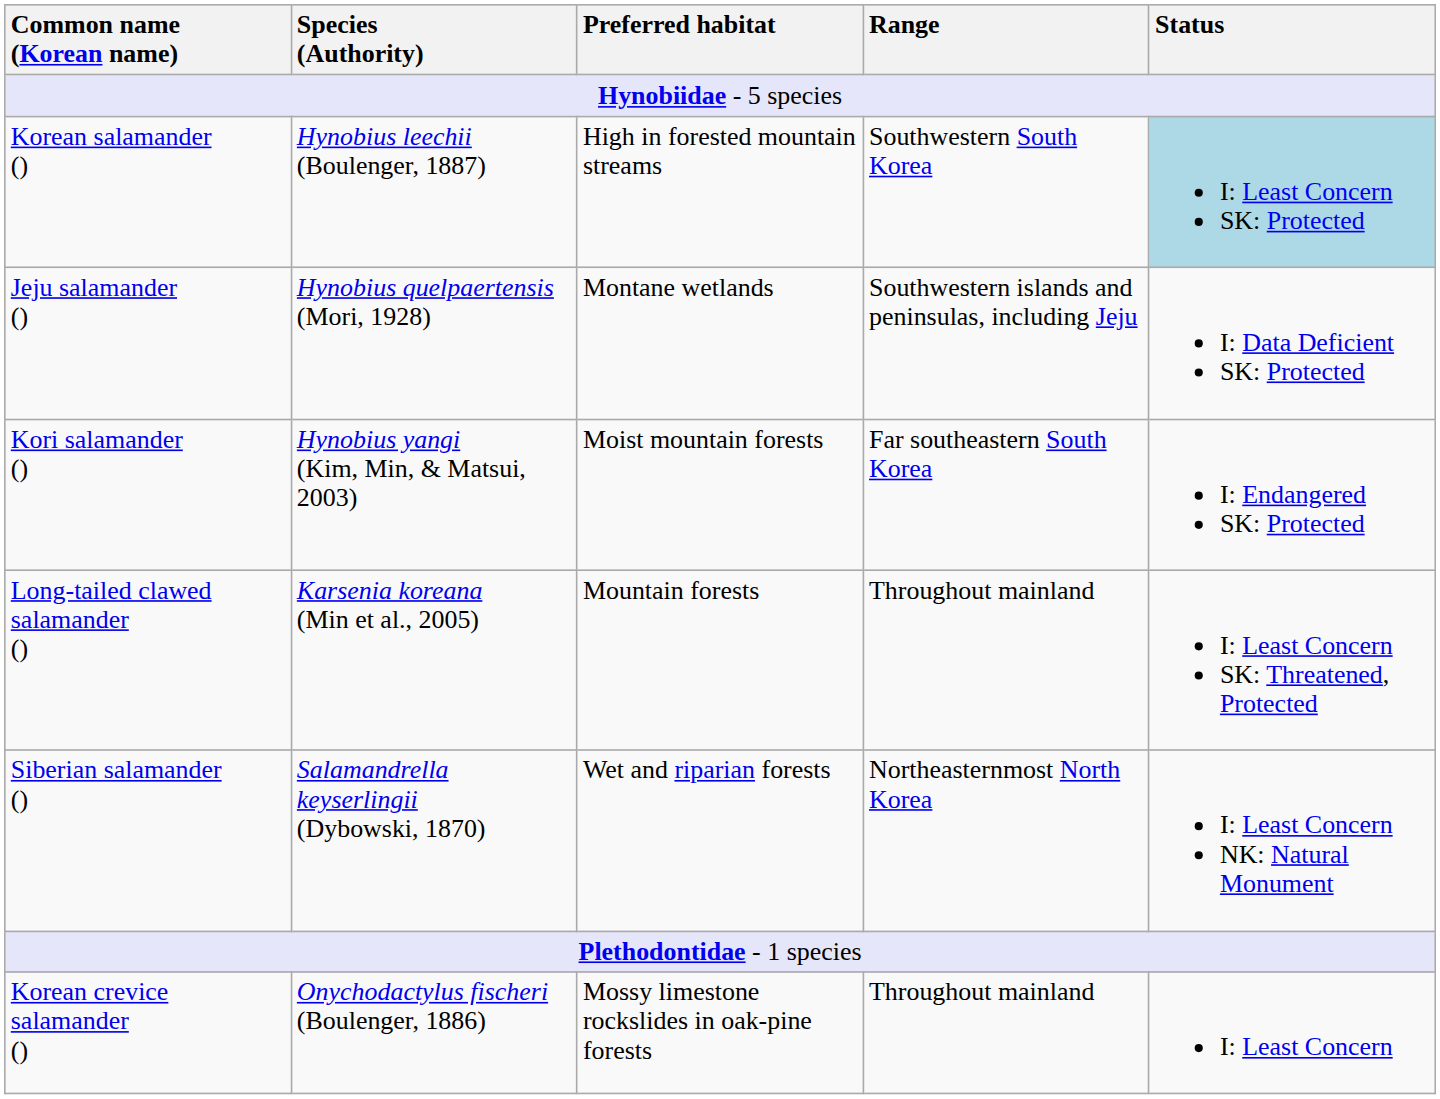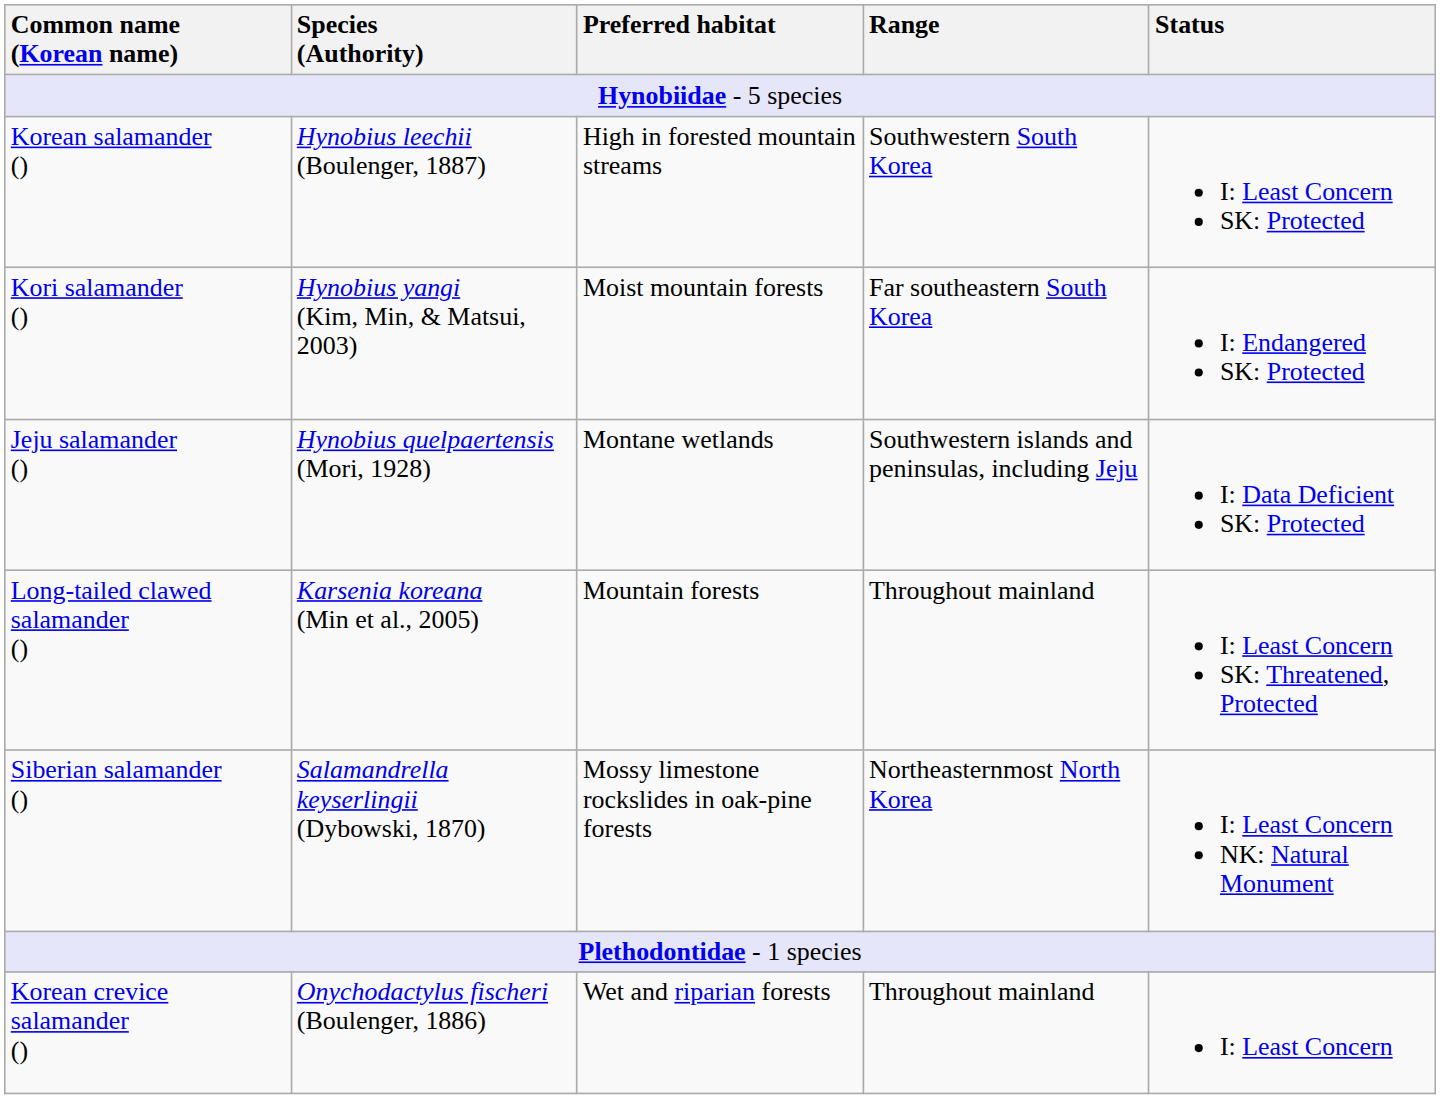(1292, 206) lightblue background -> (1292, 206) no background
rows swapped: (94, 302) <-> (97, 453)
(707, 770) Wet and riparian forests -> (697, 799) Mossy limestone rockslides in oak-pine forests
(697, 1021) Mossy limestone rockslides in oak-pine forests -> (707, 992) Wet and riparian forests
